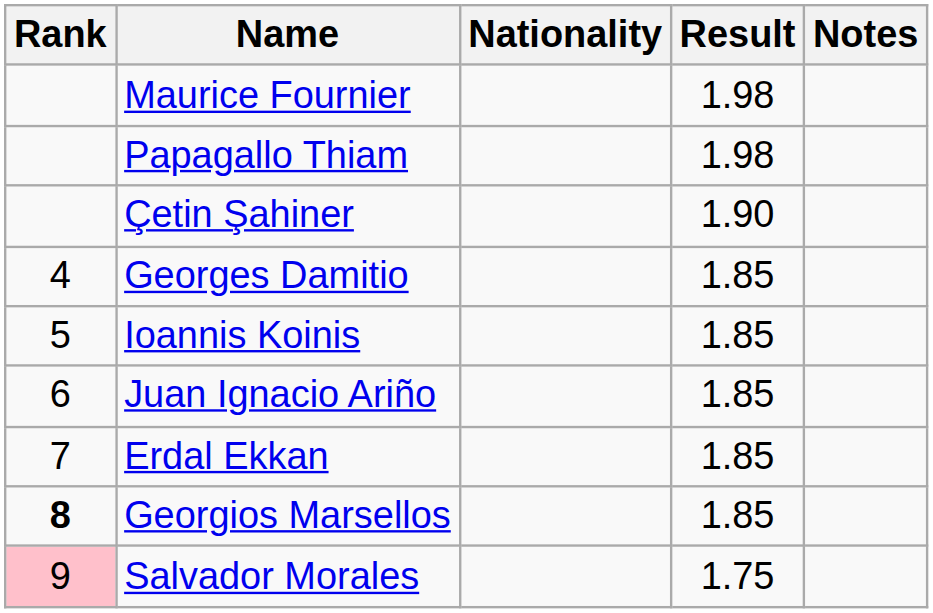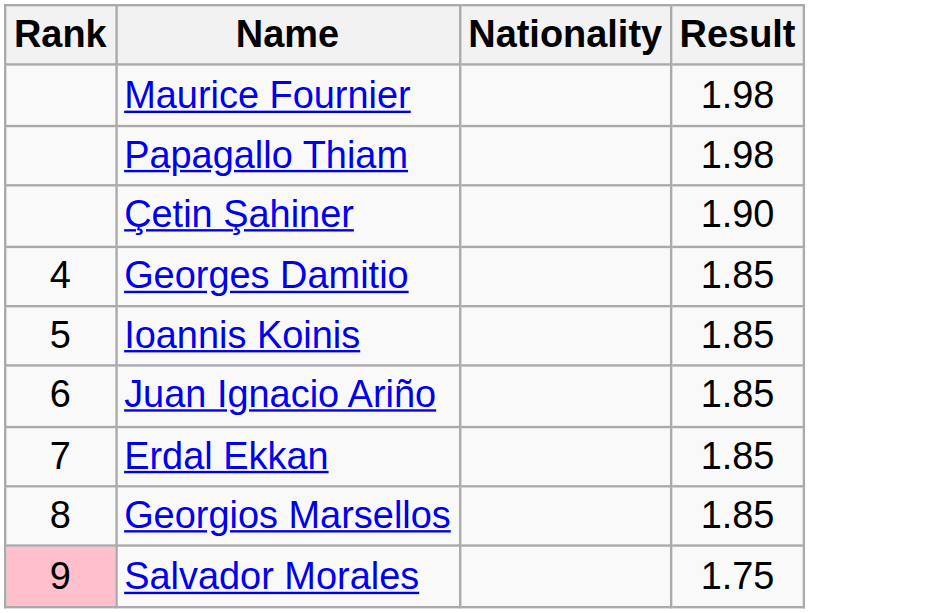- column: (866, 34)
(60, 515) bold -> (60, 515) normal
